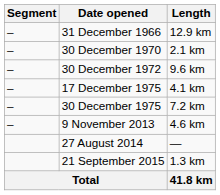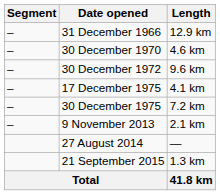(187, 50) 2.1 km -> (187, 50) 4.6 km
(187, 124) 4.6 km -> (187, 124) 2.1 km
